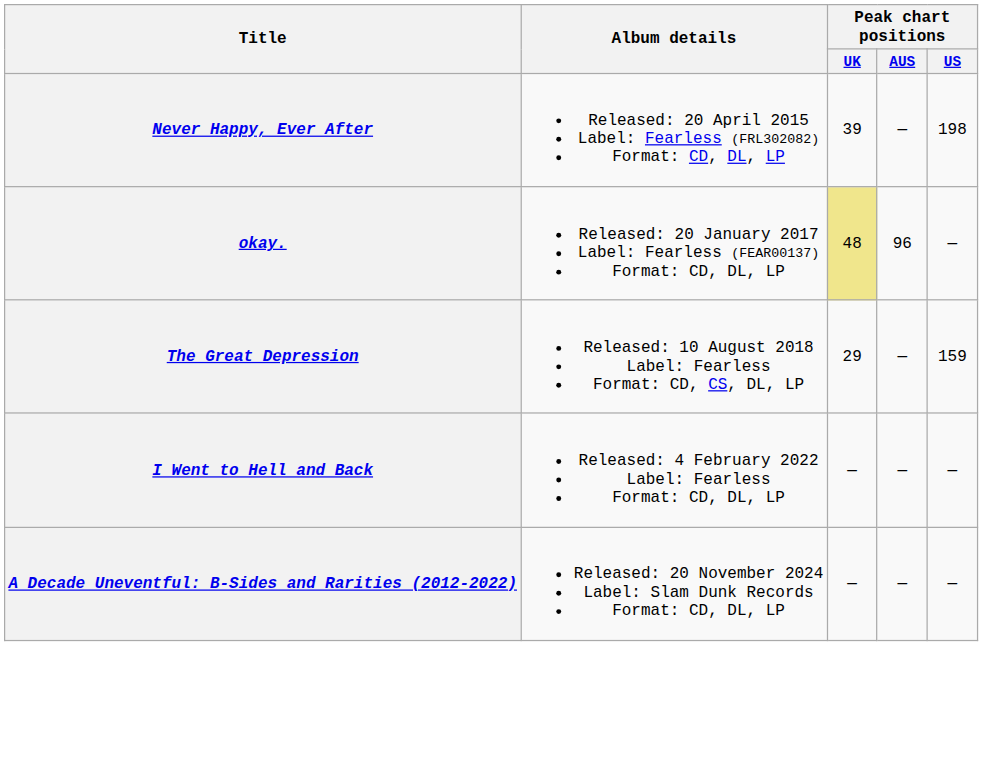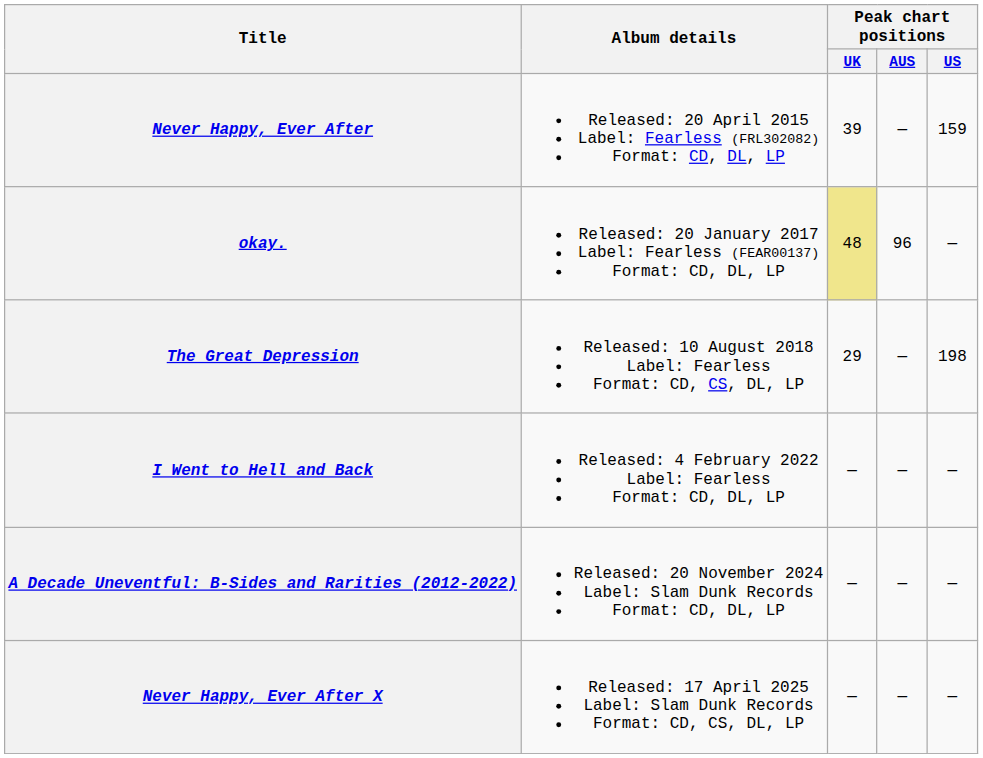(952, 130) 198 -> (952, 130) 159
(952, 357) 159 -> (952, 357) 198
+ row: (263, 697)
